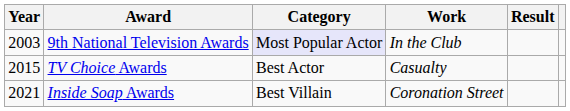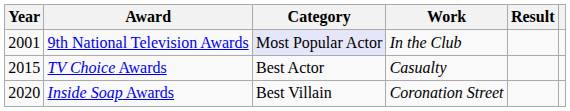(24, 42) 2003 -> (24, 42) 2001
(24, 93) 2021 -> (24, 93) 2020
